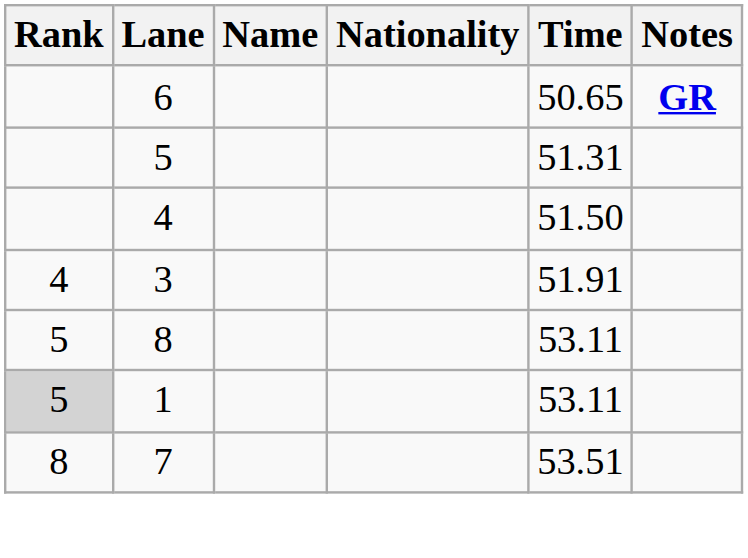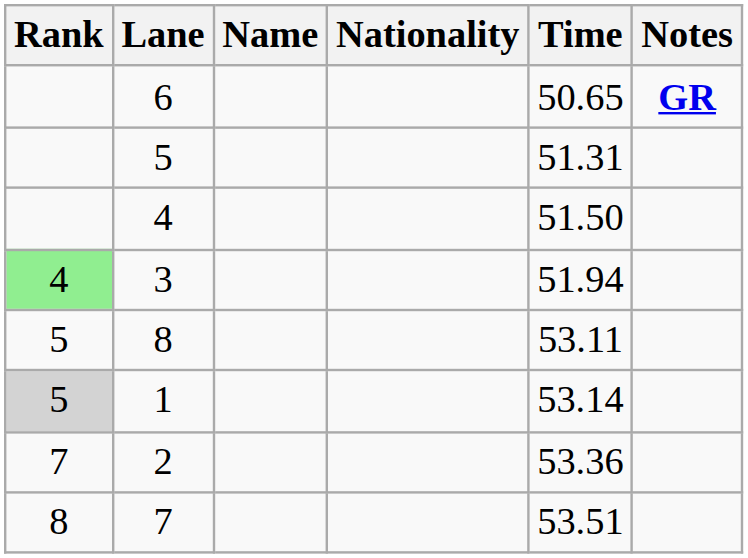(59, 278) no background -> (59, 278) lightgreen background
(580, 278) 51.91 -> (580, 278) 51.94
(580, 400) 53.11 -> (580, 400) 53.14
+ row: (163, 461)
